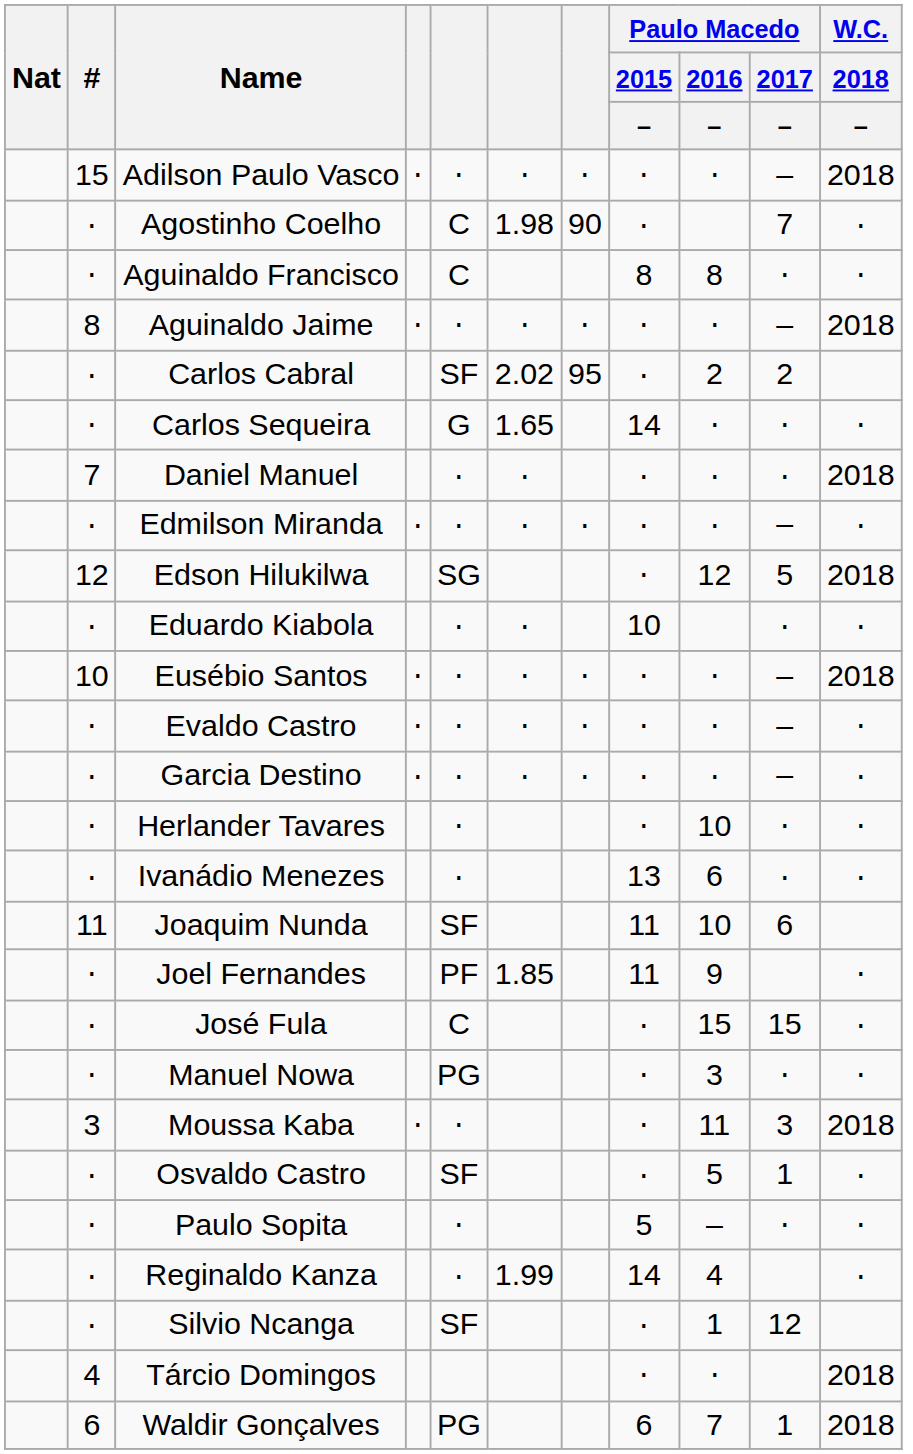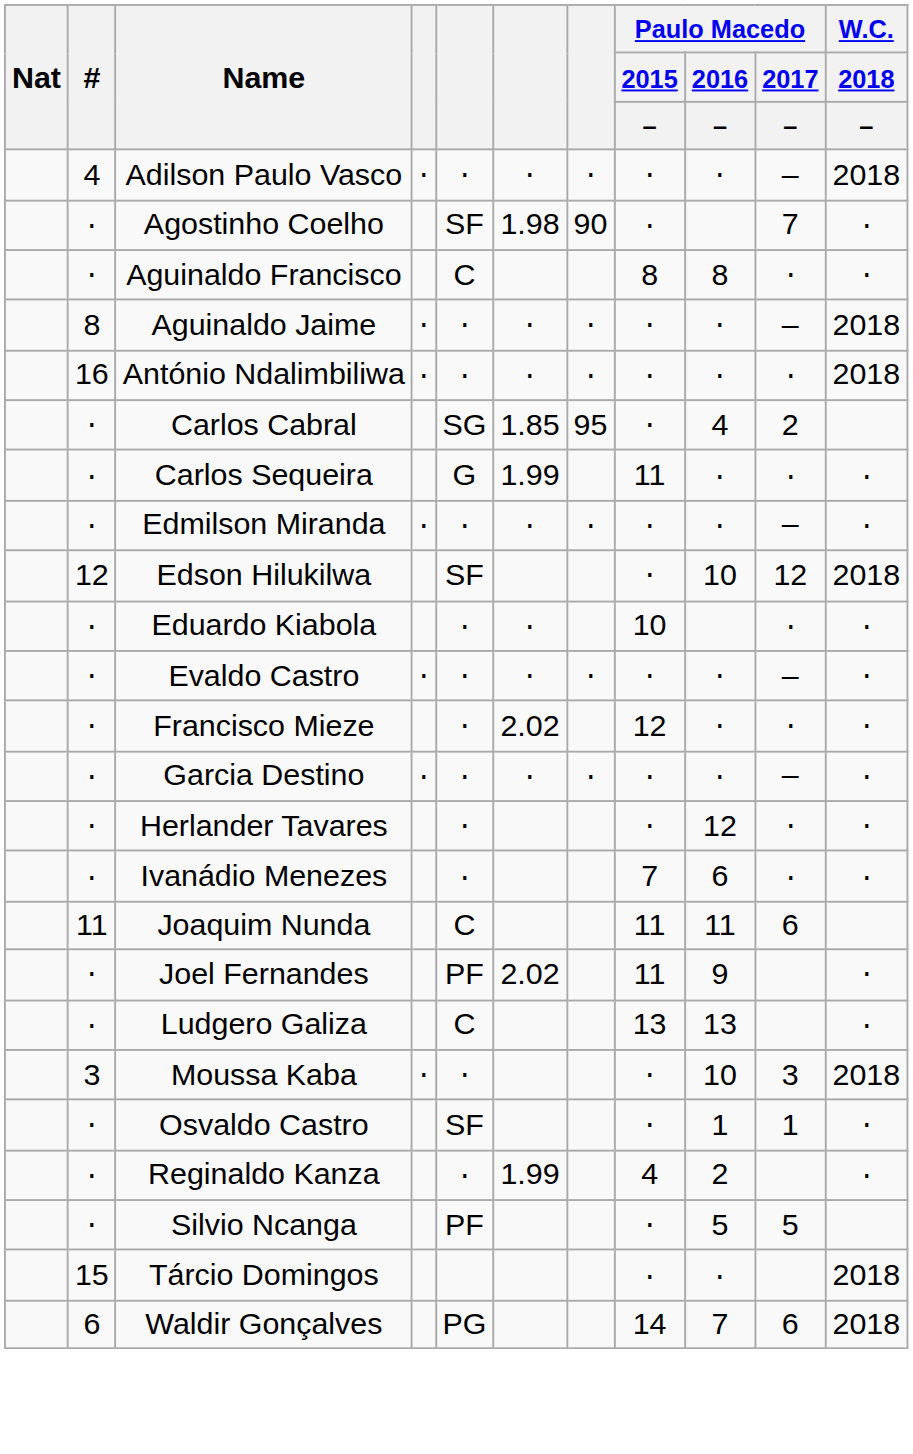(92, 174) 15 -> (92, 174) 4
(459, 224) C -> (464, 224) SF
+ row: (264, 374)
(459, 374) SF -> (464, 424) SG
(524, 374) 2.02 -> (530, 424) 1.85
(714, 374) 2 -> (720, 424) 4
(524, 424) 1.65 -> (530, 474) 1.99
(644, 424) 14 -> (650, 474) 11
- row: (261, 474)
(459, 575) SG -> (464, 575) SF
(714, 575) 12 -> (720, 575) 10
(785, 575) 5 -> (790, 575) 12
- row: (261, 675)
+ row: (264, 725)
(714, 825) 10 -> (720, 825) 12
(644, 875) 13 -> (650, 875) 7
(459, 924) SF -> (464, 924) C
(714, 924) 10 -> (720, 924) 11
(524, 974) 1.85 -> (530, 974) 2.02
- row: (261, 1024)
+ row: (264, 1024)
- row: (261, 1074)
(714, 1124) 11 -> (720, 1074) 10
(714, 1174) 5 -> (720, 1124) 1
- row: (261, 1224)
(644, 1274) 14 -> (650, 1174) 4
(714, 1274) 4 -> (720, 1174) 2
(459, 1324) SF -> (464, 1224) PF
(714, 1324) 1 -> (720, 1224) 5
(785, 1324) 12 -> (790, 1224) 5
(92, 1374) 4 -> (92, 1274) 15
(644, 1424) 6 -> (650, 1323) 14
(785, 1424) 1 -> (790, 1323) 6
